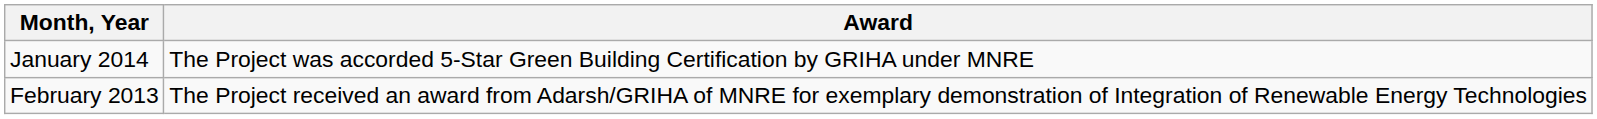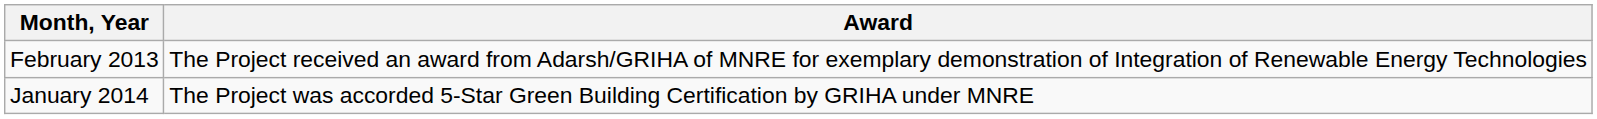rows swapped: (84, 95) <-> (79, 58)
